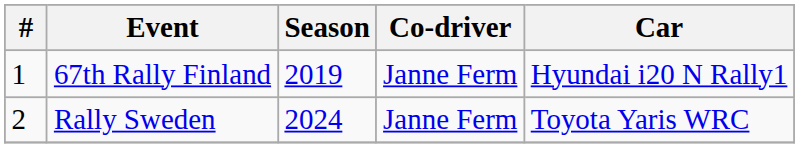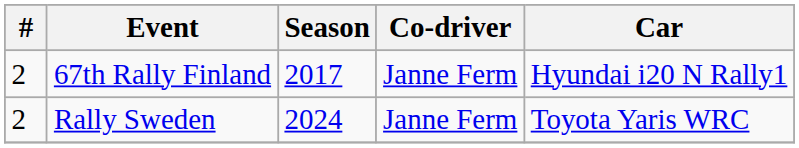(19, 73) 1 -> (19, 73) 2
(313, 73) 2019 -> (313, 73) 2017
